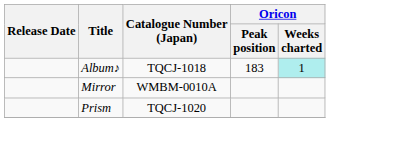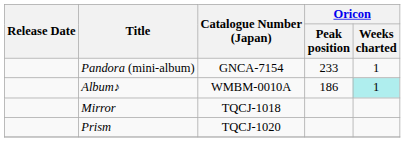+ row: (138, 68)
(177, 68) TQCJ-1018 -> (251, 87) WMBM-0010A
(254, 68) 183 -> (329, 87) 186
(177, 87) WMBM-0010A -> (251, 107) TQCJ-1018
